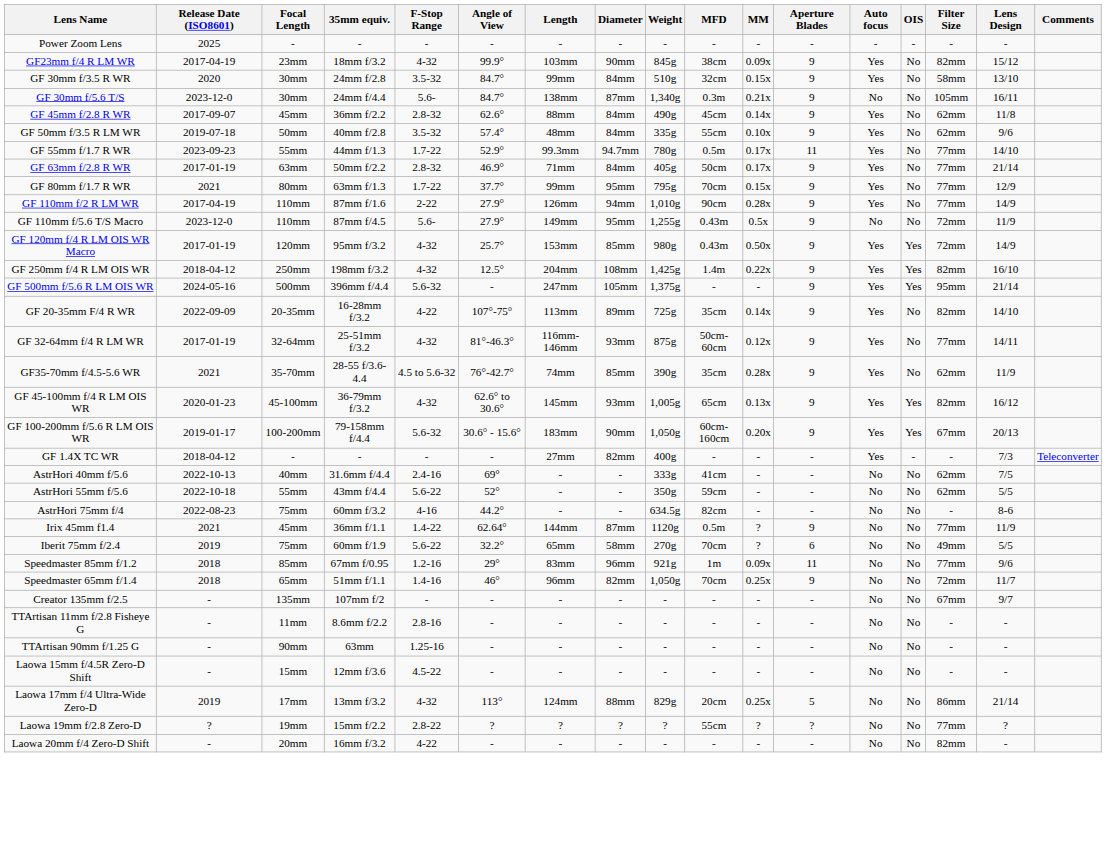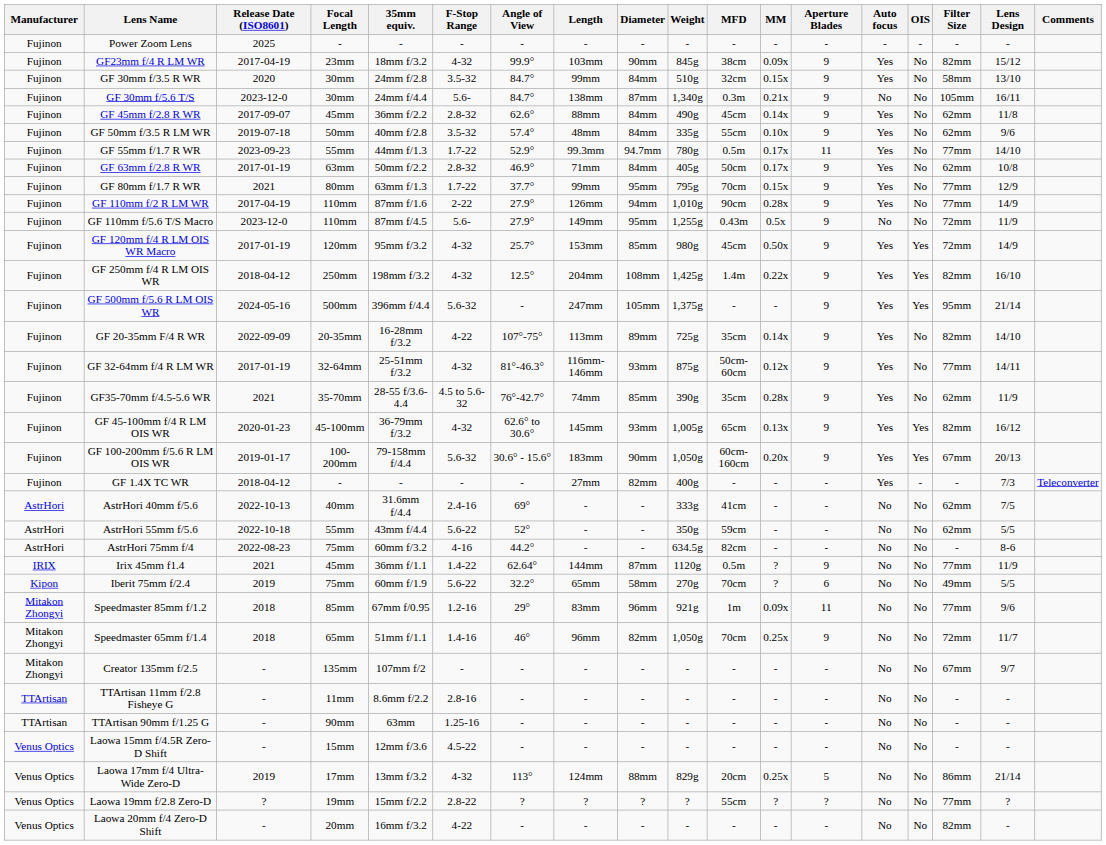+ column: (44, 19)
(951, 168) 77mm -> (957, 168) 62mm
(1006, 168) 21/14 -> (1008, 168) 10/8
(714, 245) 0.43m -> (734, 245) 45cm
